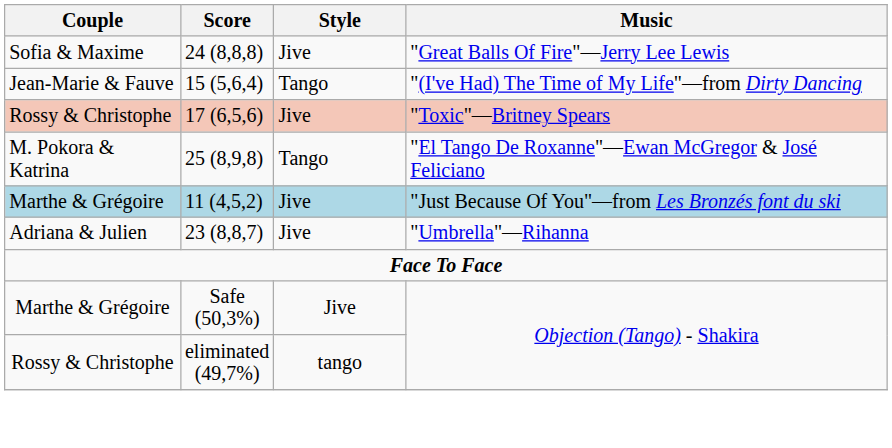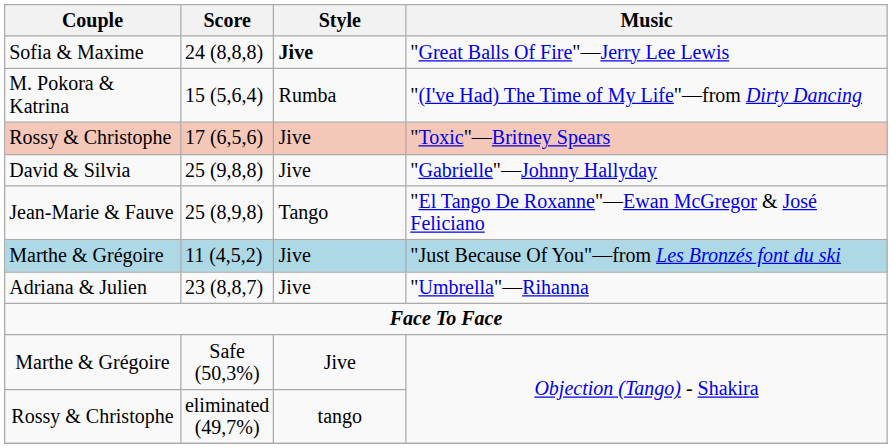(295, 52) normal -> (296, 52) bold
(91, 83) Jean-Marie & Fauve -> (62, 95) M. Pokora & Katrina
(303, 83) Tango -> (307, 95) Rumba
+ row: (224, 169)
(62, 158) M. Pokora & Katrina -> (91, 212) Jean-Marie & Fauve
